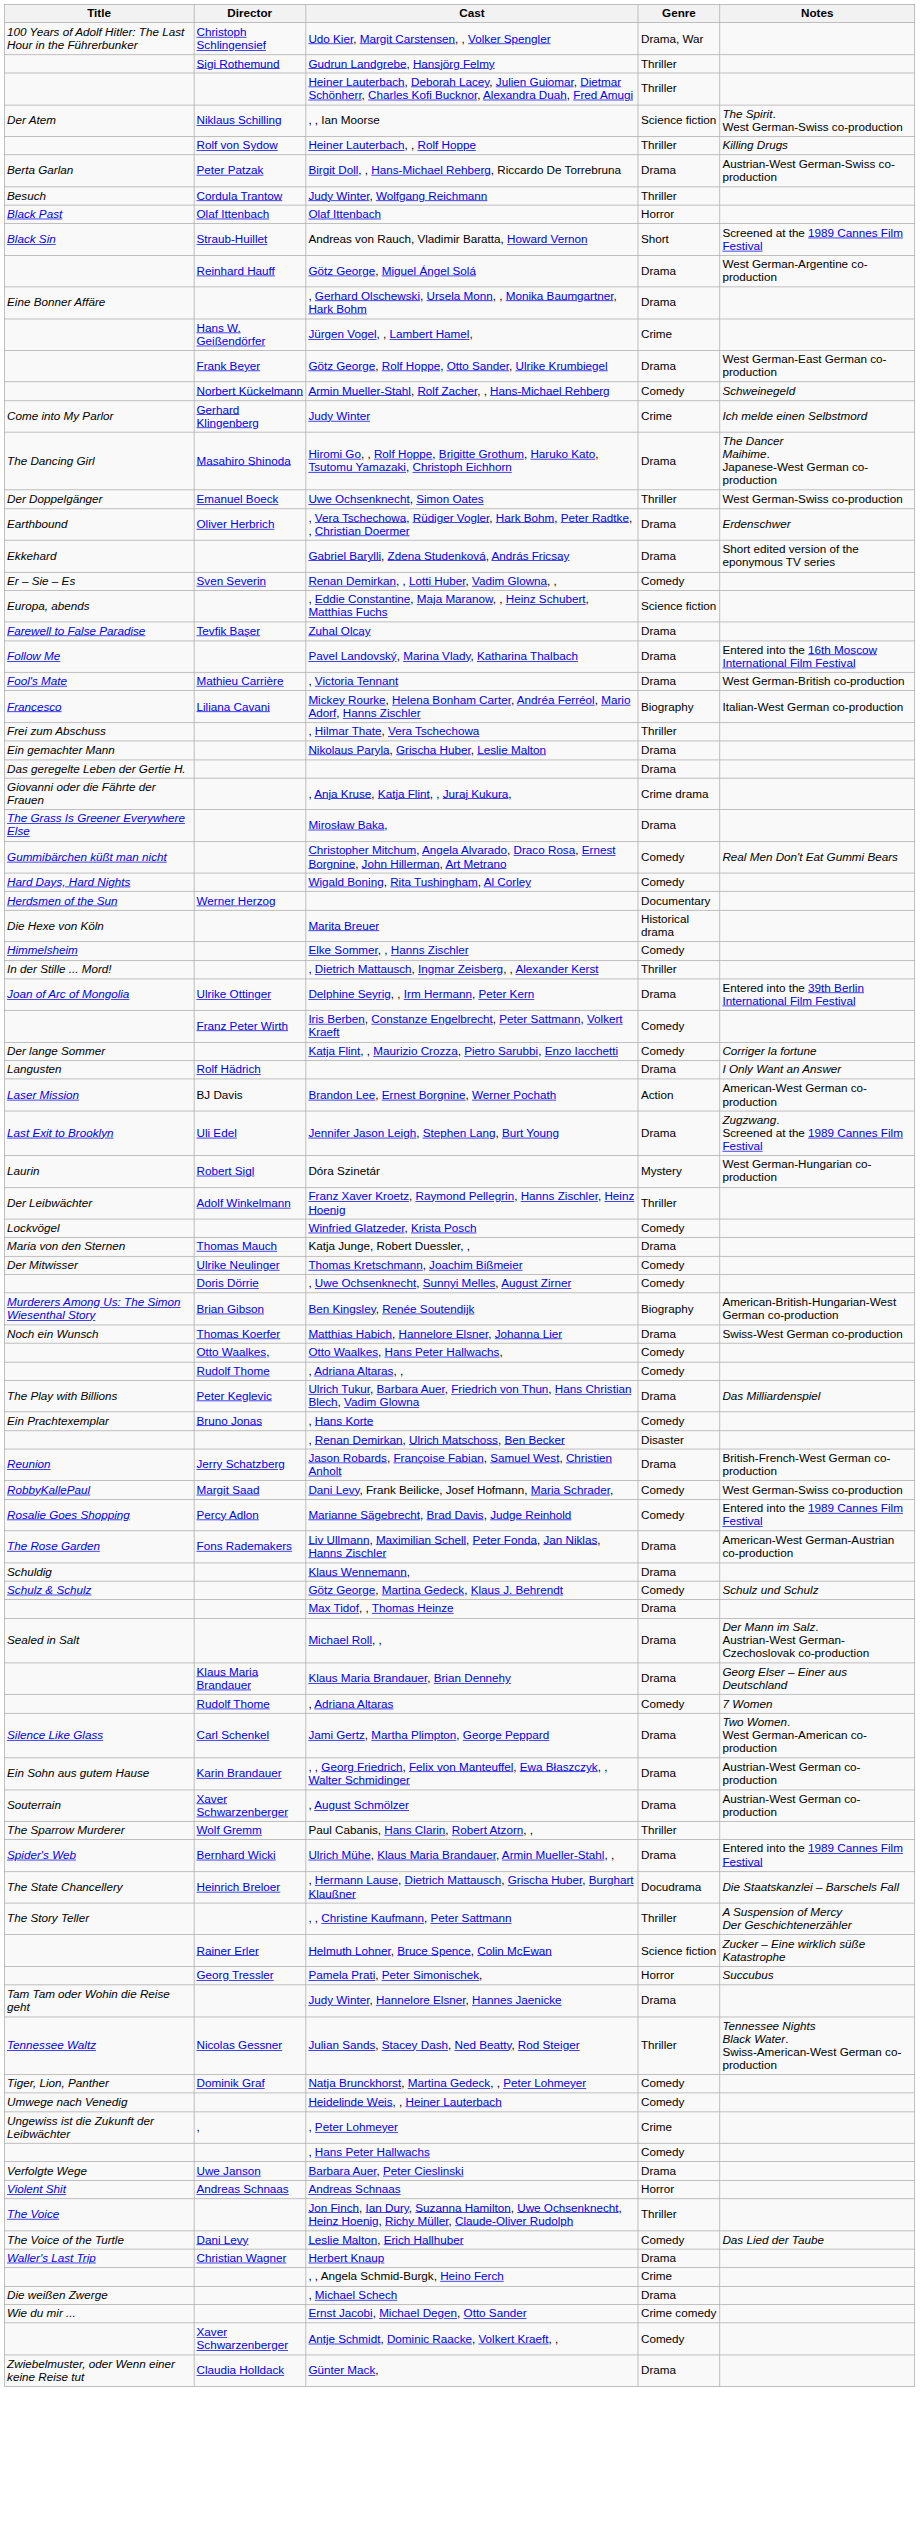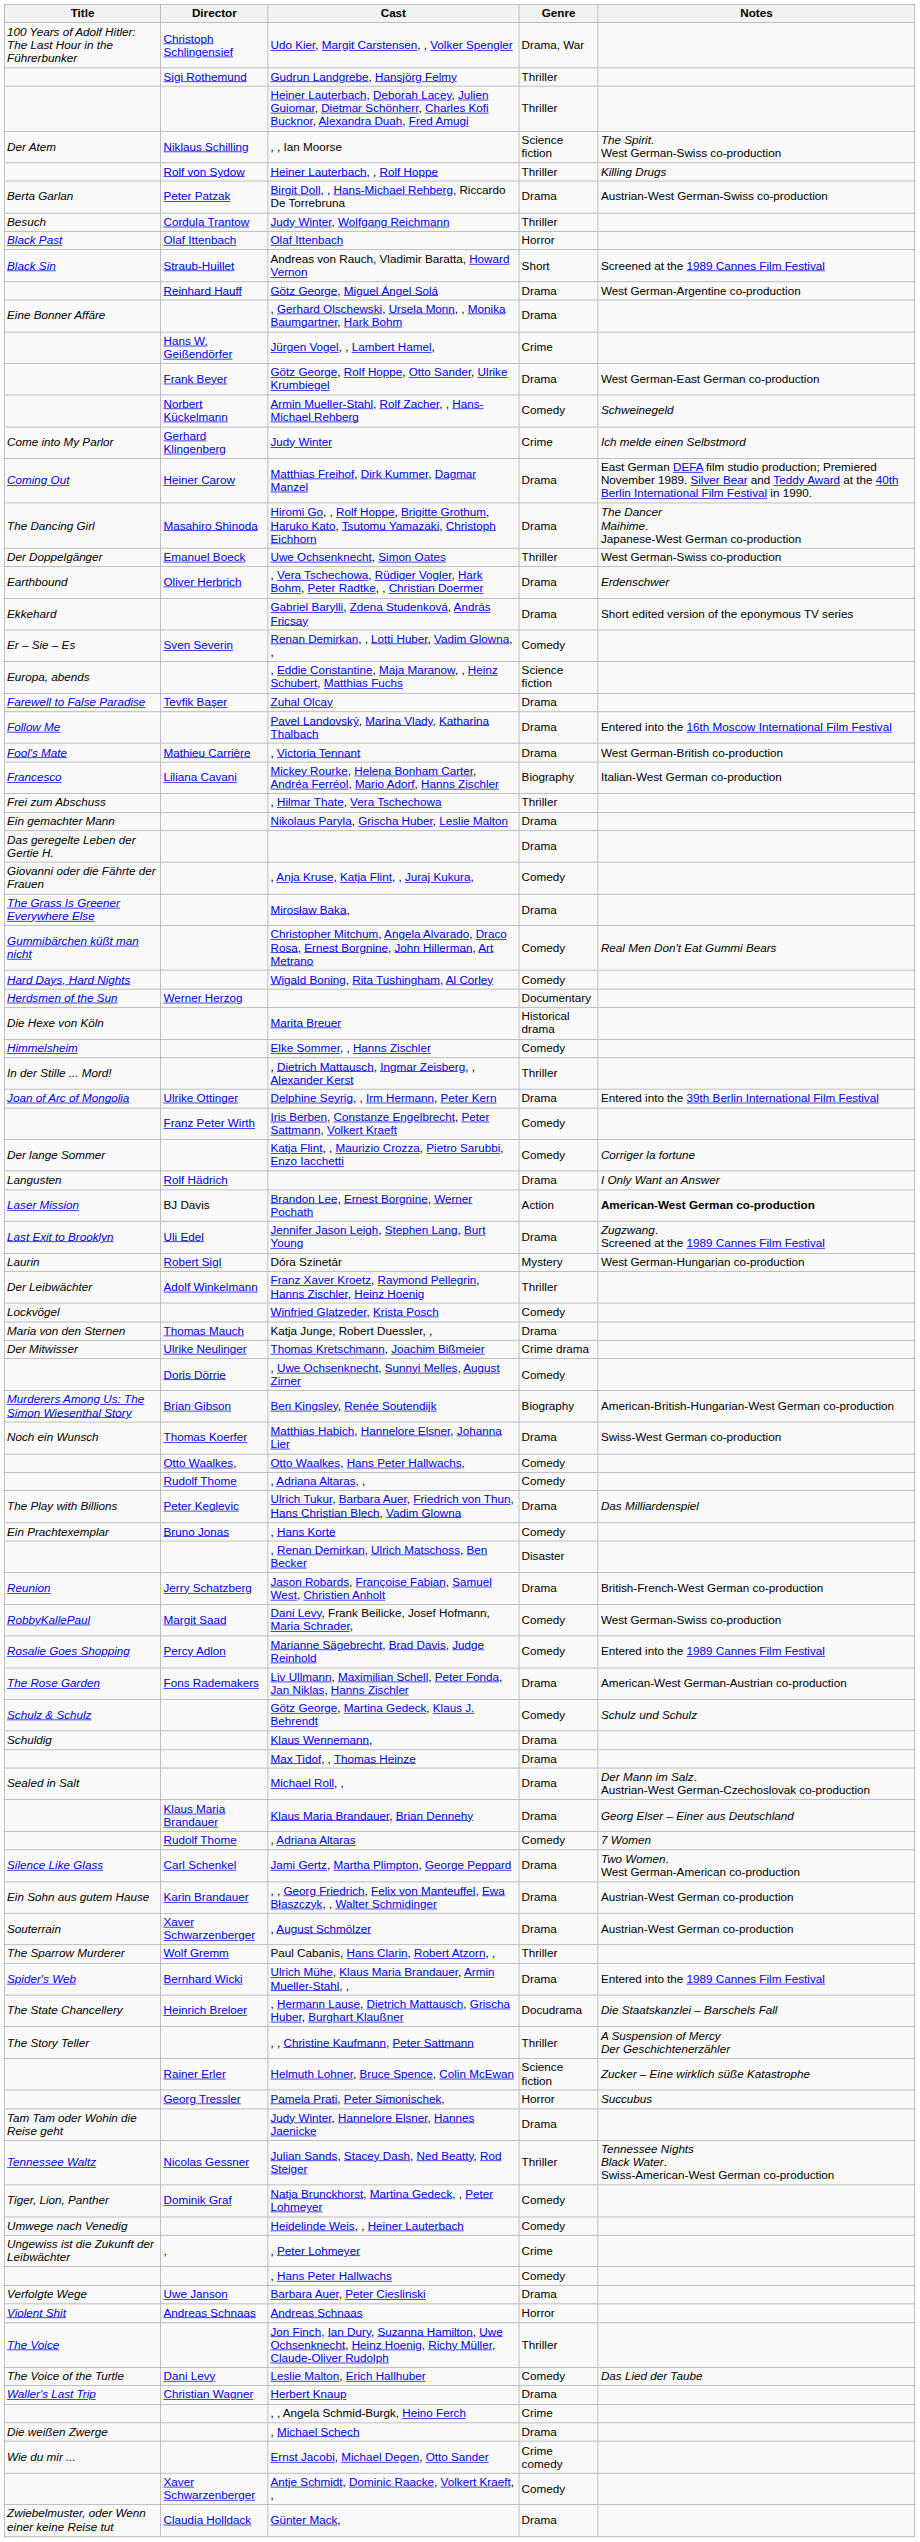+ row: (38, 480)
(675, 794) Crime drama -> (543, 878) Comedy
(795, 1095) normal -> (708, 1205) bold
(663, 1265) Comedy -> (555, 1349) Crime drama
rows swapped: (29, 1571) <-> (49, 1590)
